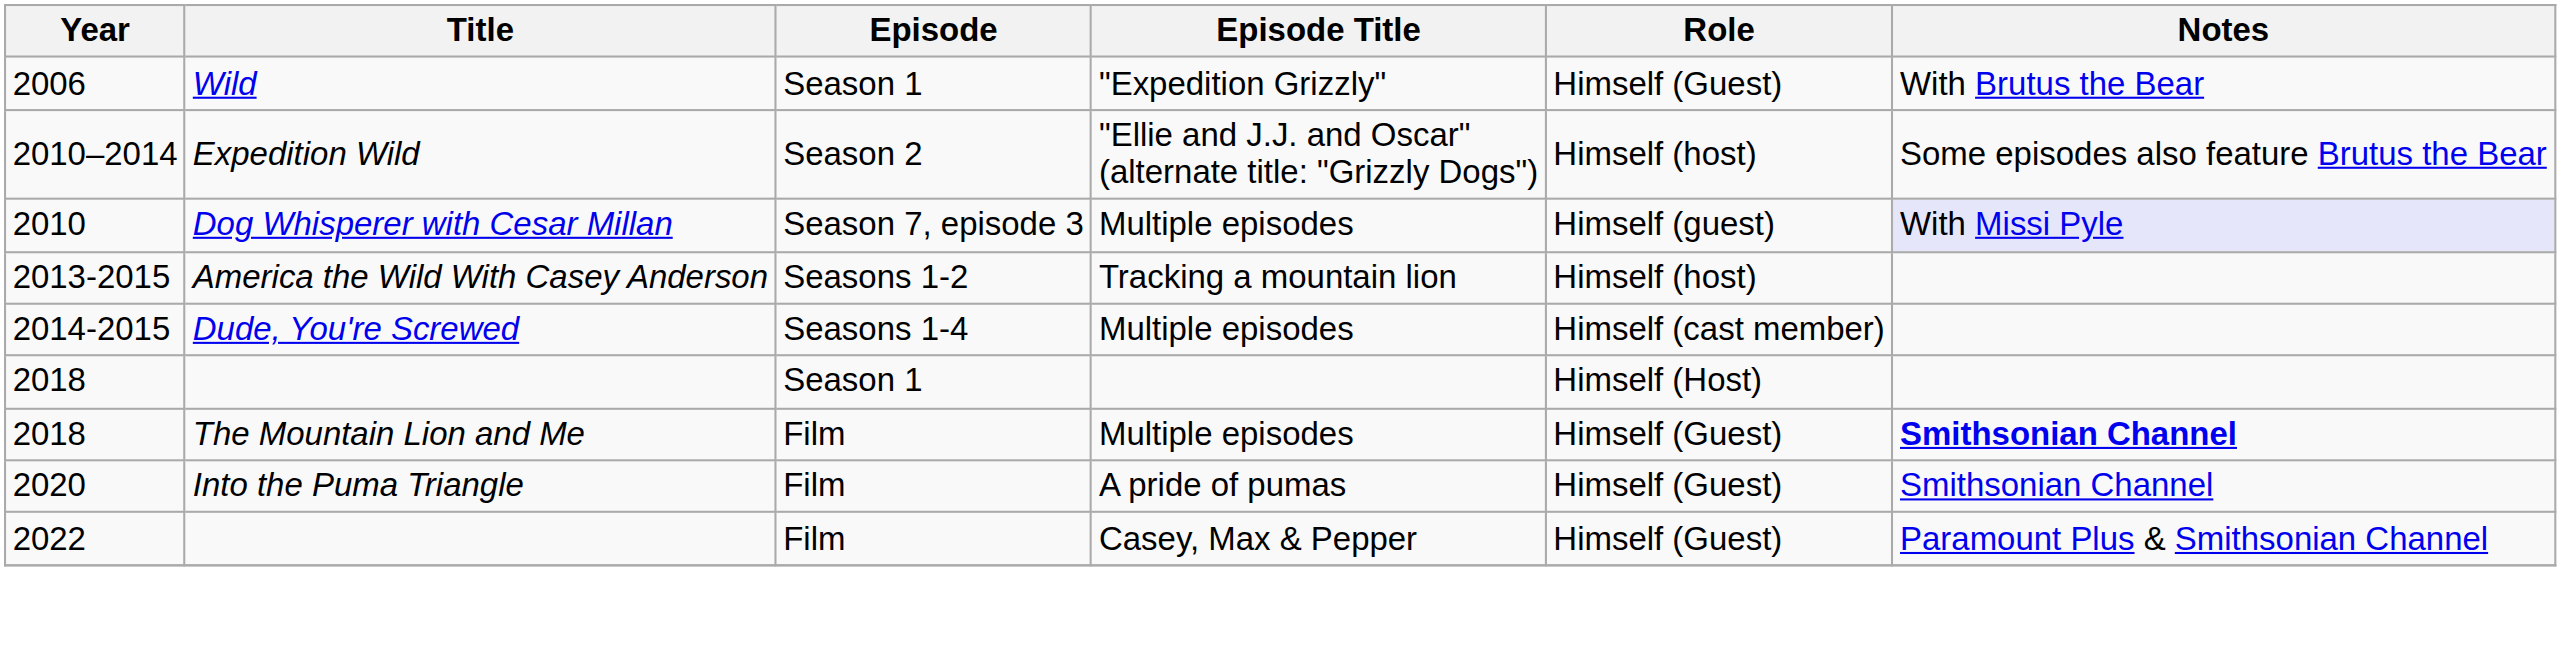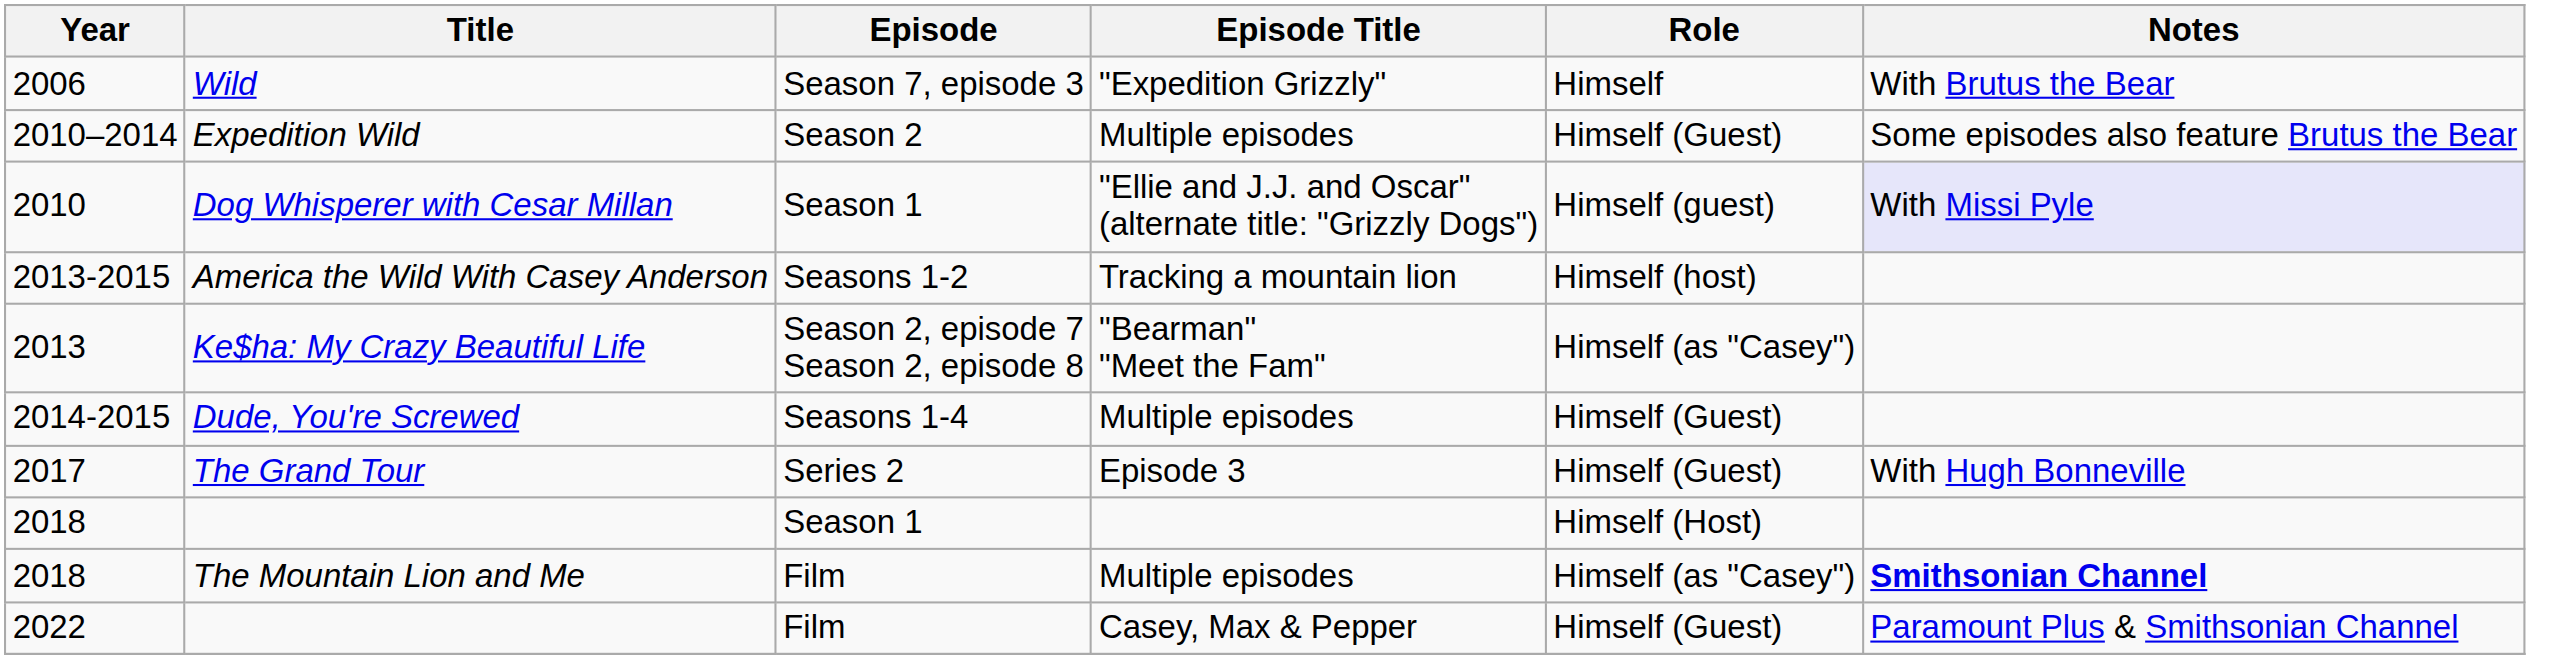(853, 82) Season 1 -> (933, 82) Season 7, episode 3
(1668, 82) Himself (Guest) -> (1608, 82) Himself
(1319, 153) "Ellie and J.J. and Oscar" (alternate title: "Grizzly Dogs") -> (1226, 135) Multiple episodes
(1655, 153) Himself (host) -> (1668, 135) Himself (Guest)
(933, 224) Season 7, episode 3 -> (853, 205) Season 1
(1226, 224) Multiple episodes -> (1319, 205) "Ellie and J.J. and Oscar" (alternate title: "Grizzly Dogs")
+ row: (49, 347)
(1719, 329) Himself (cast member) -> (1668, 418) Himself (Guest)
+ row: (49, 470)
(1668, 433) Himself (Guest) -> (1704, 575) Himself (as "Casey")
- row: (49, 485)
